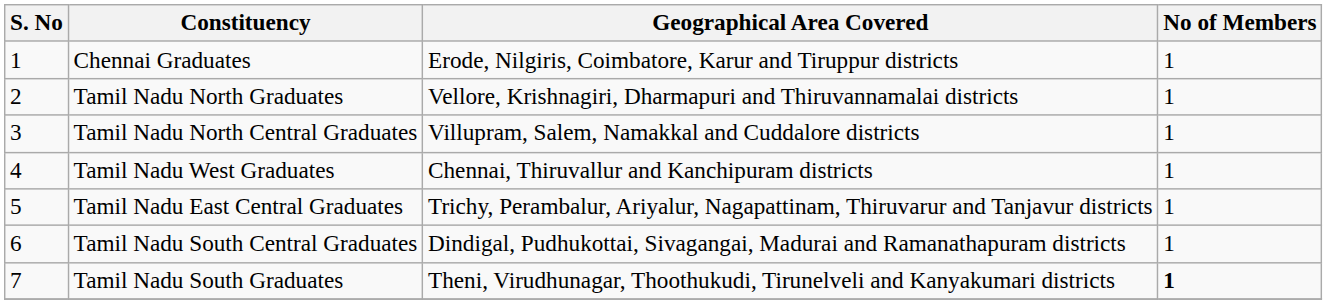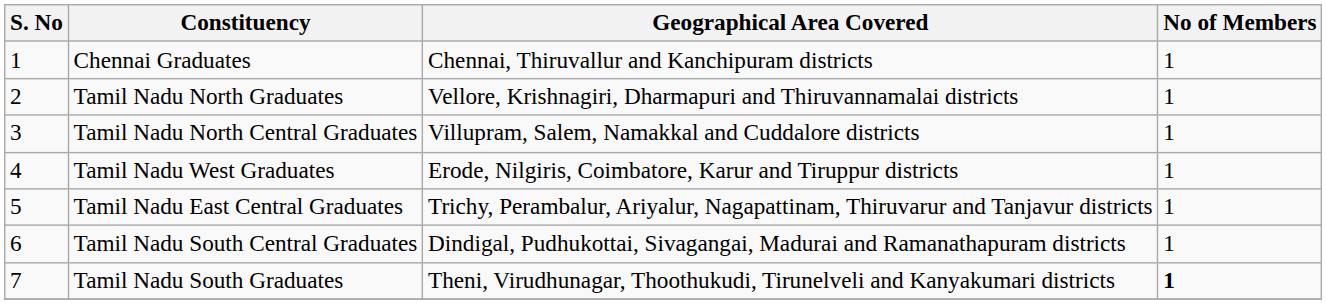(693, 59) Erode, Nilgiris, Coimbatore, Karur and Tiruppur districts -> (650, 59) Chennai, Thiruvallur and Kanchipuram districts
(650, 170) Chennai, Thiruvallur and Kanchipuram districts -> (693, 170) Erode, Nilgiris, Coimbatore, Karur and Tiruppur districts
